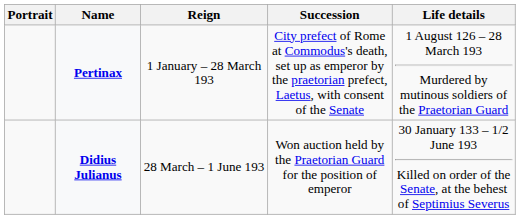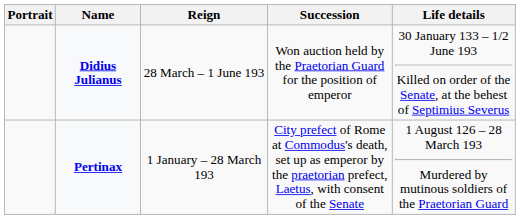rows swapped: (98, 72) <-> (98, 167)
